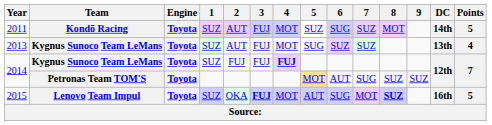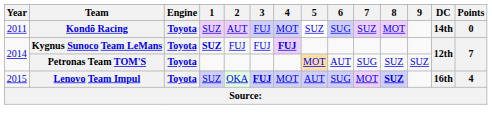(470, 28) 5 -> (471, 28) 0
- row: (17, 45)
(211, 62) normal -> (212, 45) bold
(470, 95) 5 -> (471, 78) 4
